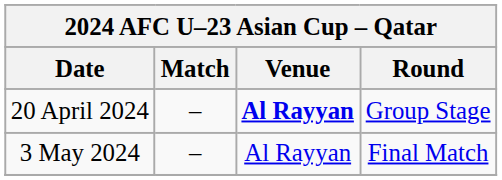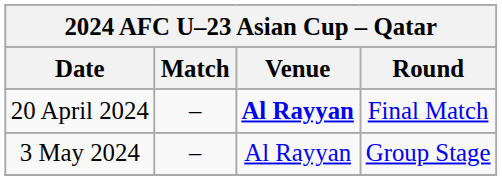(428, 110) Group Stage -> (428, 110) Final Match
(428, 152) Final Match -> (428, 152) Group Stage
